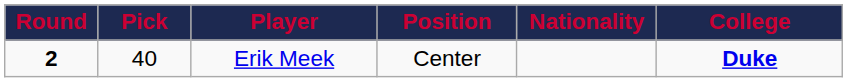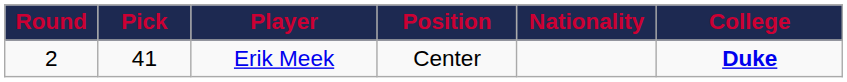(51, 58) bold -> (51, 58) normal
(144, 58) 40 -> (144, 58) 41
